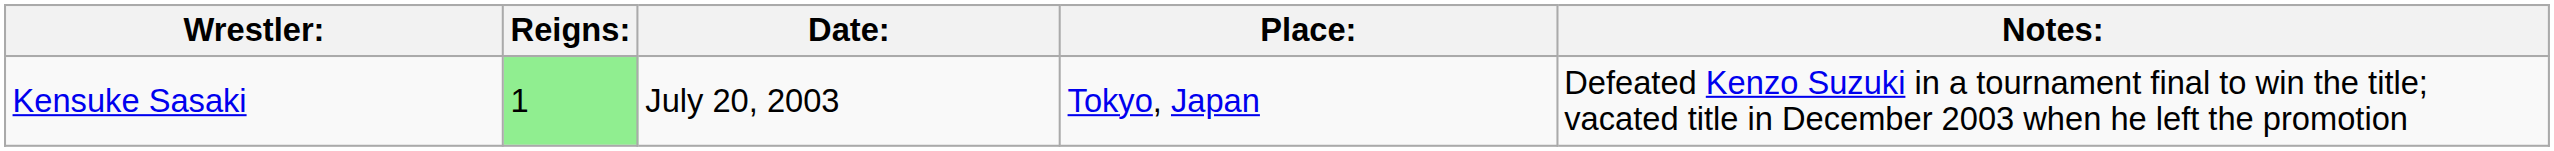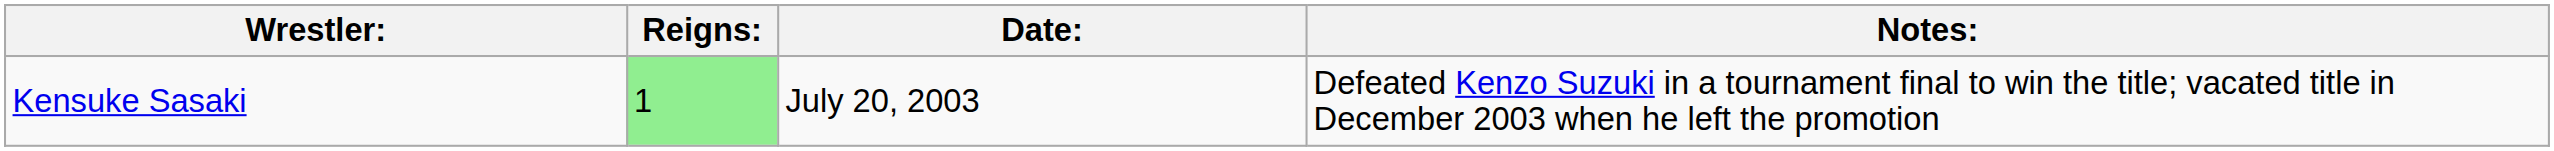- column: (1308, 30)
